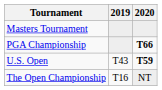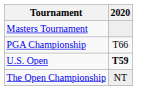- column: (120, 12)
(145, 45) bold -> (120, 45) normal
